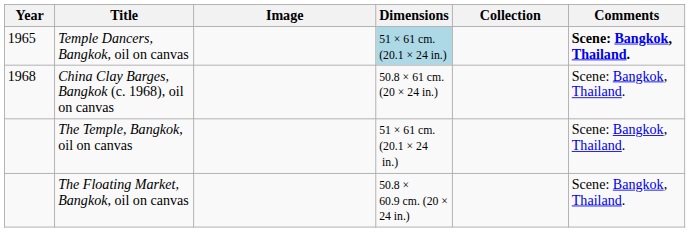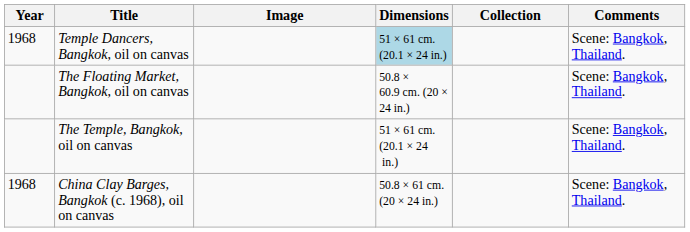(22, 37) 1965 -> (22, 37) 1968
(622, 45) bold -> (619, 45) normal
rows swapped: (121, 92) <-> (123, 192)
